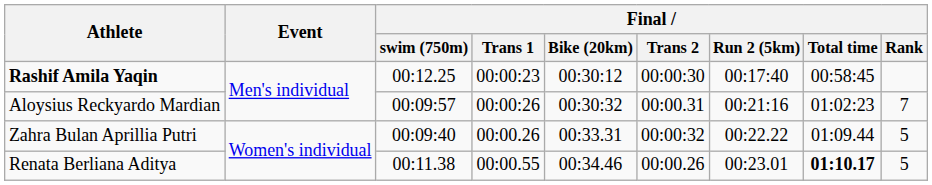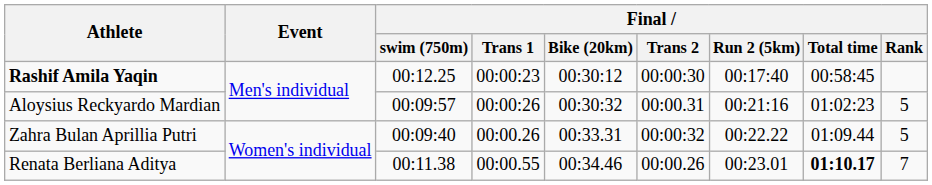(904, 105) 7 -> (904, 105) 5
(904, 164) 5 -> (904, 164) 7
